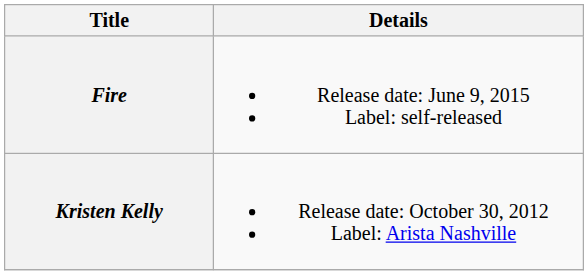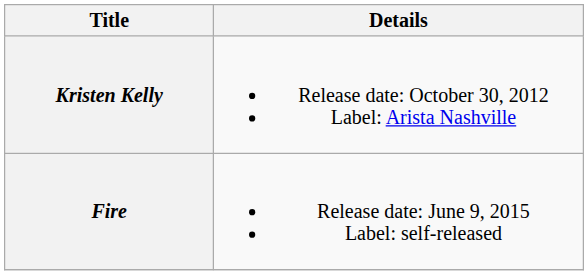rows swapped: (109, 211) <-> (109, 94)
